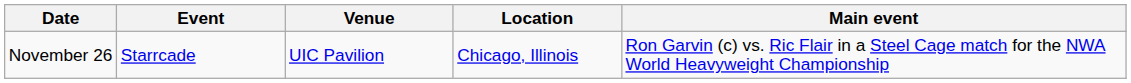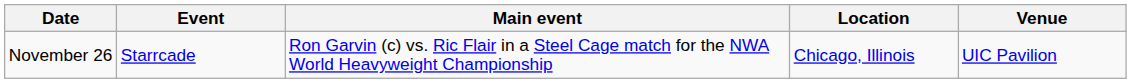columns swapped: (369, 18) <-> (874, 18)
